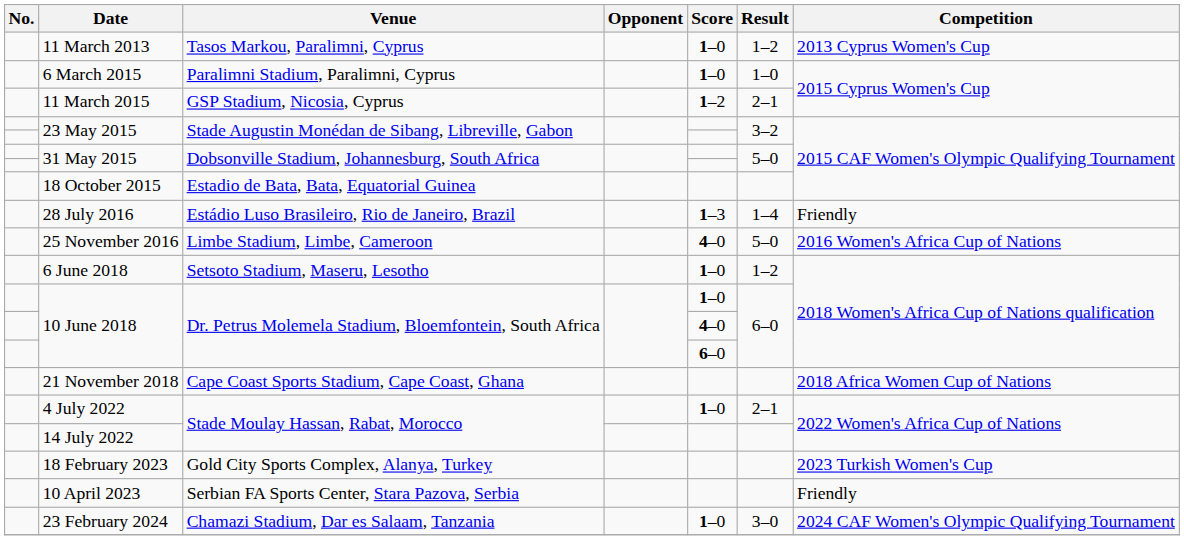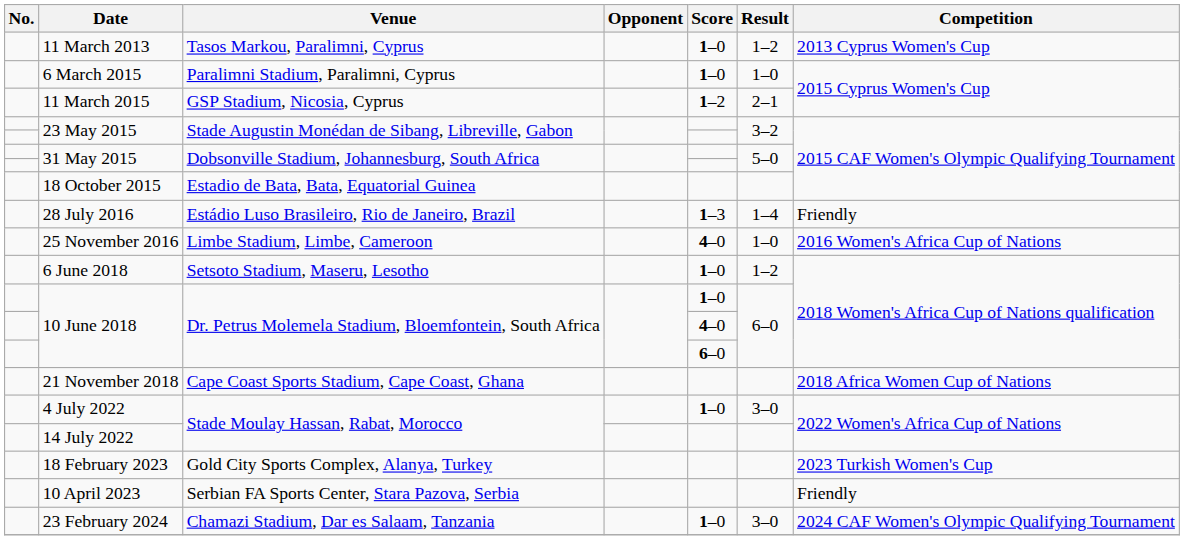(765, 241) 5–0 -> (765, 241) 1–0
(765, 409) 2–1 -> (765, 409) 3–0
